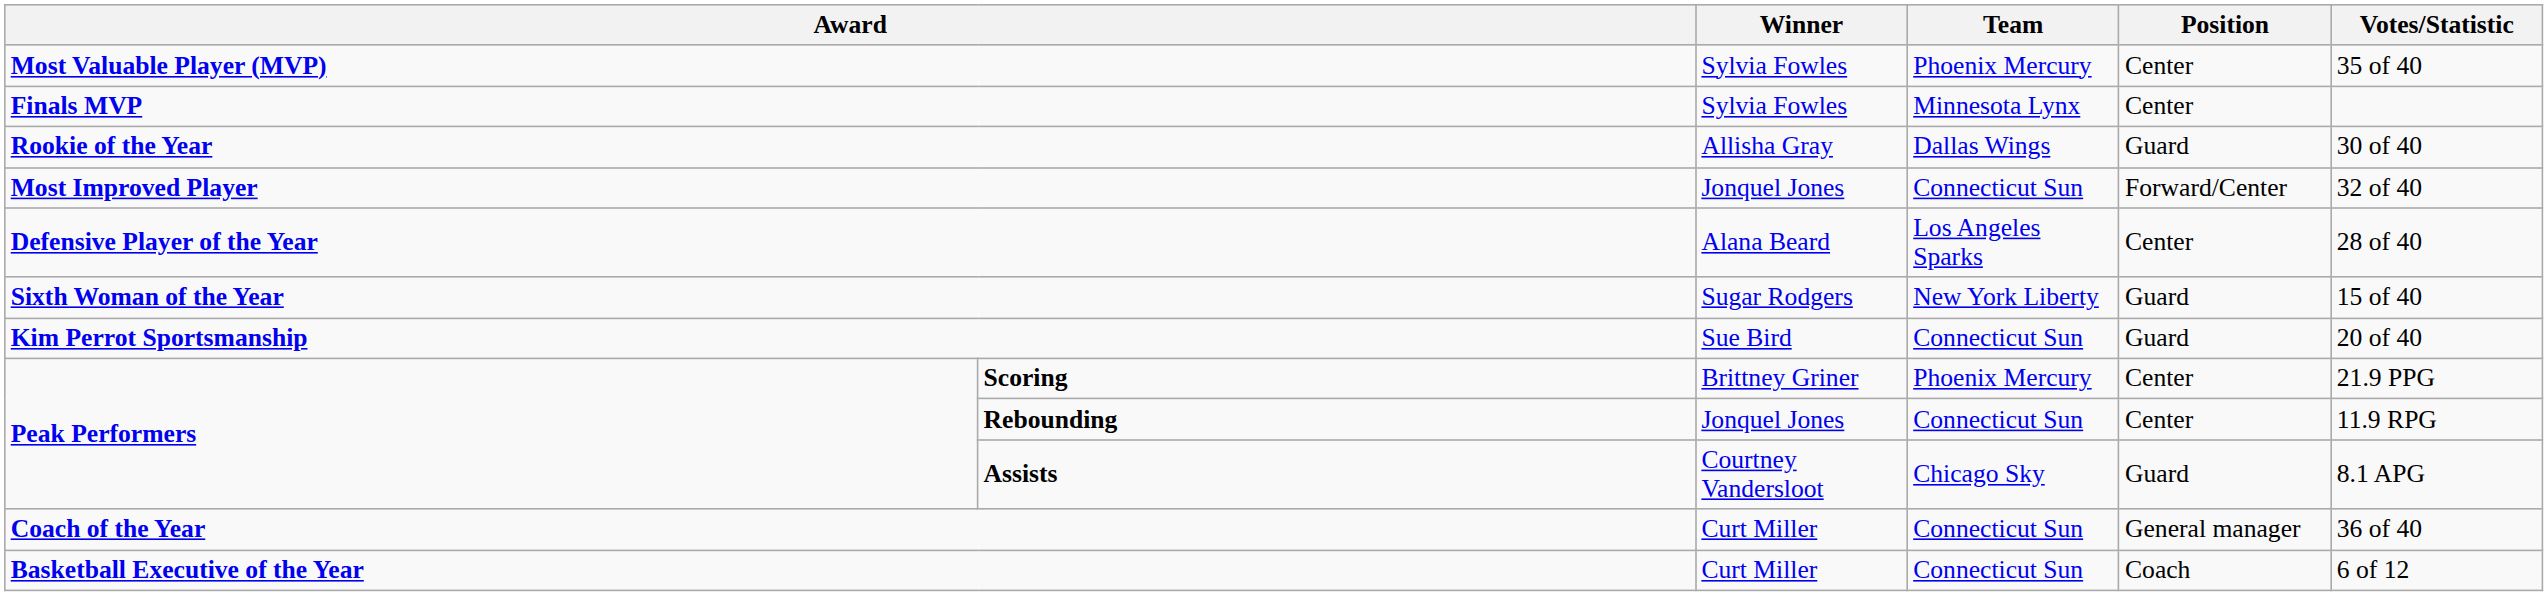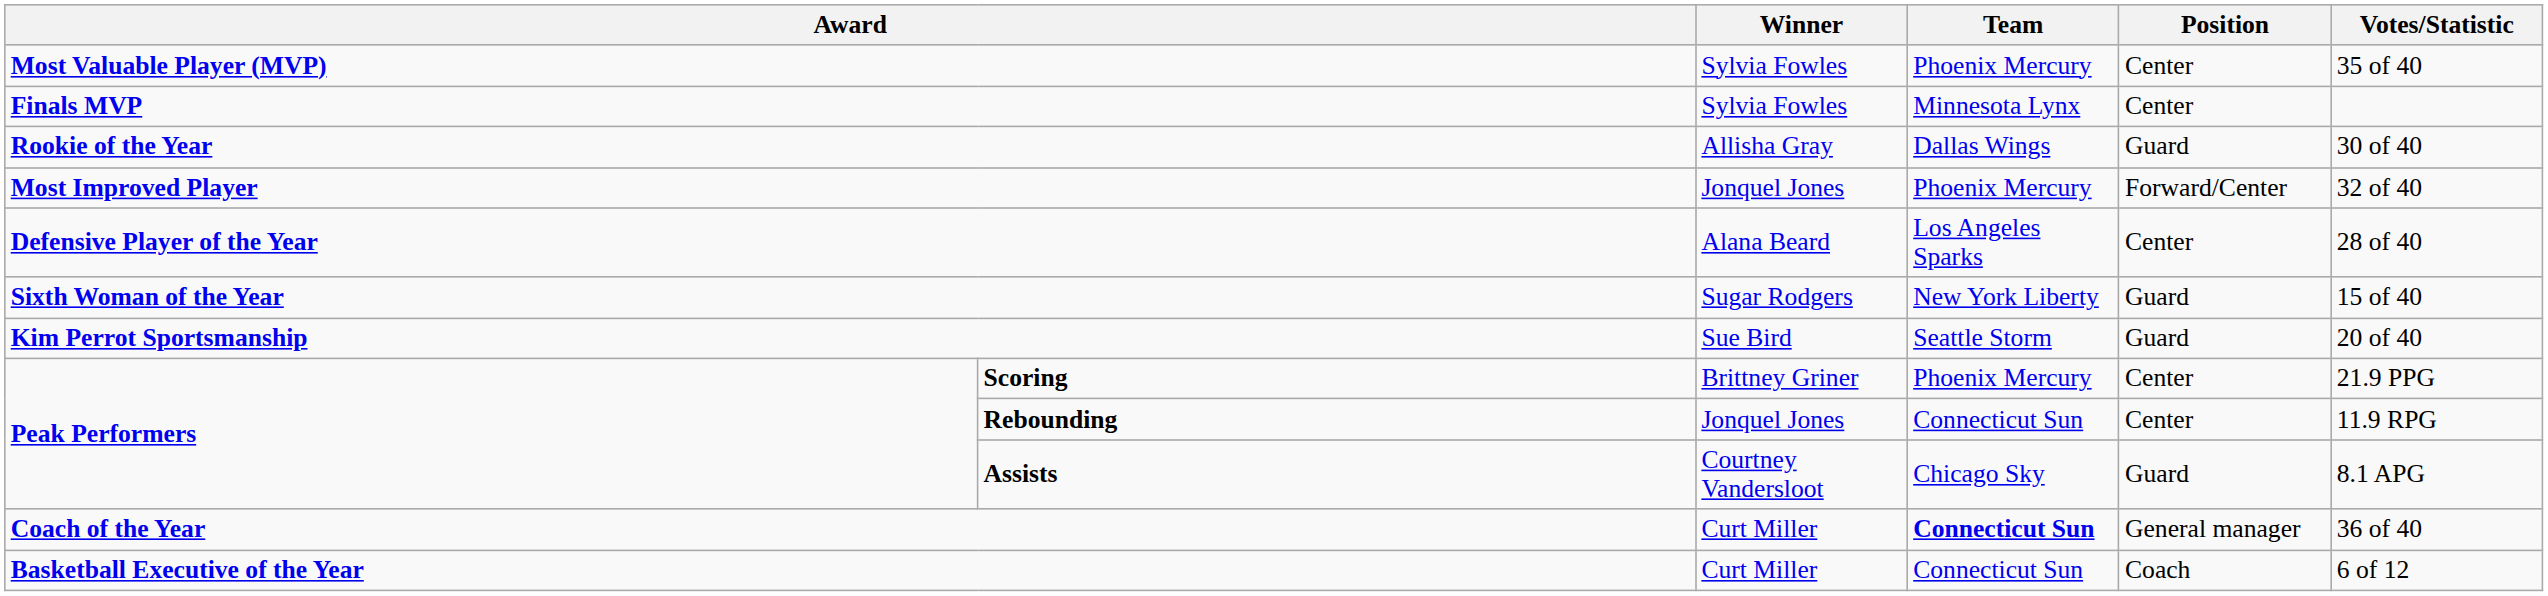(1998, 187) Connecticut Sun -> (2002, 187) Phoenix Mercury
(1998, 337) Connecticut Sun -> (1983, 337) Seattle Storm
(1998, 529) normal -> (2004, 529) bold
